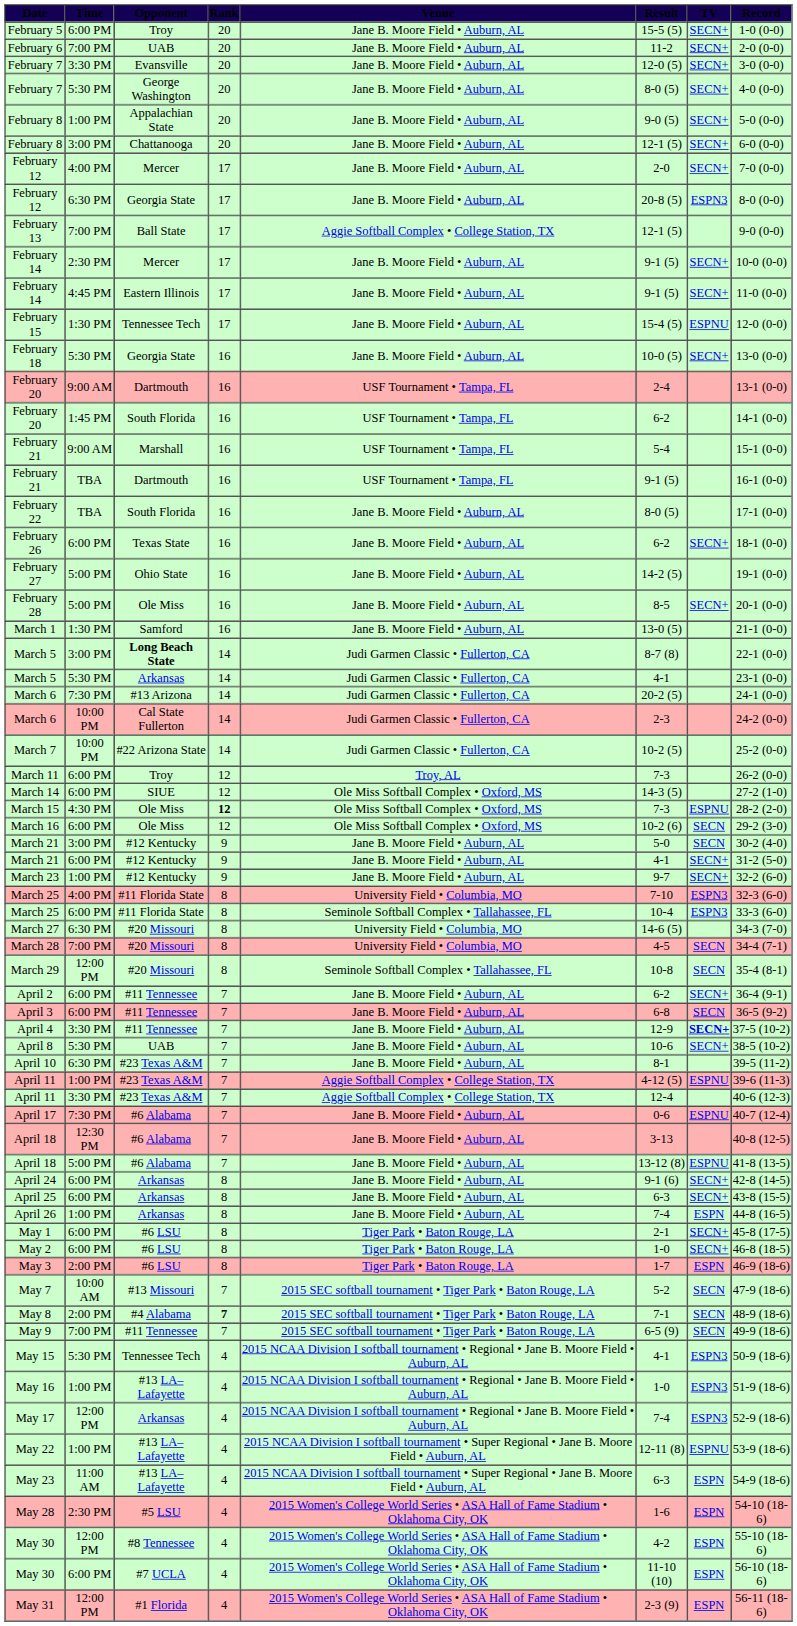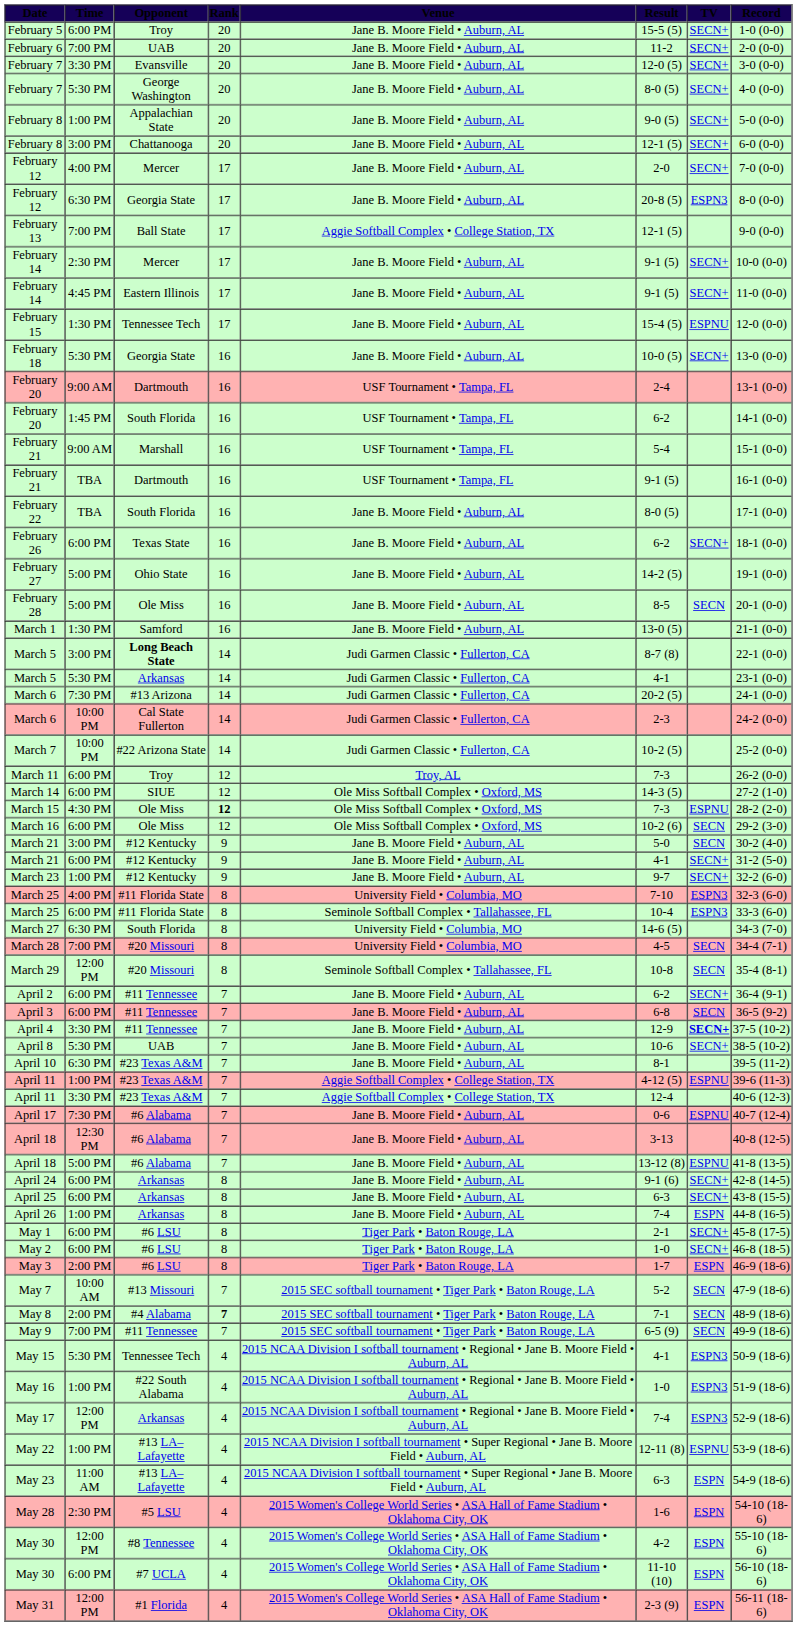(709, 605) SECN+ -> (709, 605) SECN
(161, 929) #20 Missouri -> (161, 929) South Florida
(161, 1387) #13 LA–Lafayette -> (161, 1387) #22 South Alabama
